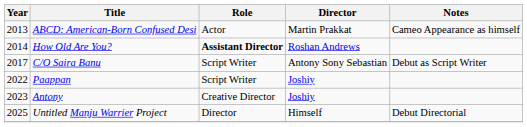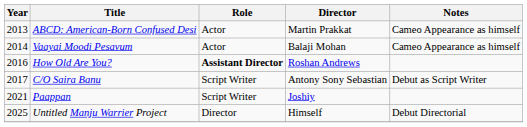+ row: (83, 46)
(17, 46) 2014 -> (17, 63) 2016
(17, 79) 2022 -> (17, 96) 2021
- row: (48, 96)
